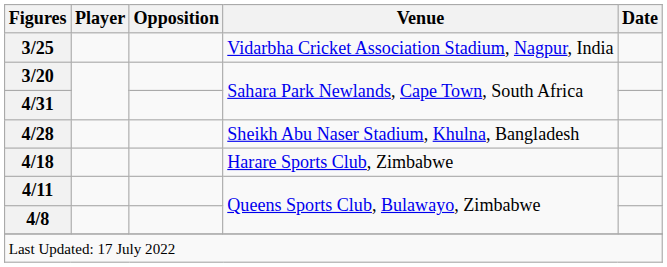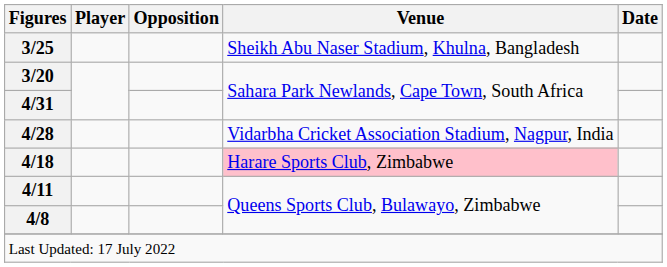(420, 47) Vidarbha Cricket Association Stadium, Nagpur, India -> (403, 47) Sheikh Abu Naser Stadium, Khulna, Bangladesh
(403, 133) Sheikh Abu Naser Stadium, Khulna, Bangladesh -> (420, 133) Vidarbha Cricket Association Stadium, Nagpur, India
(340, 162) no background -> (340, 162) pink background
